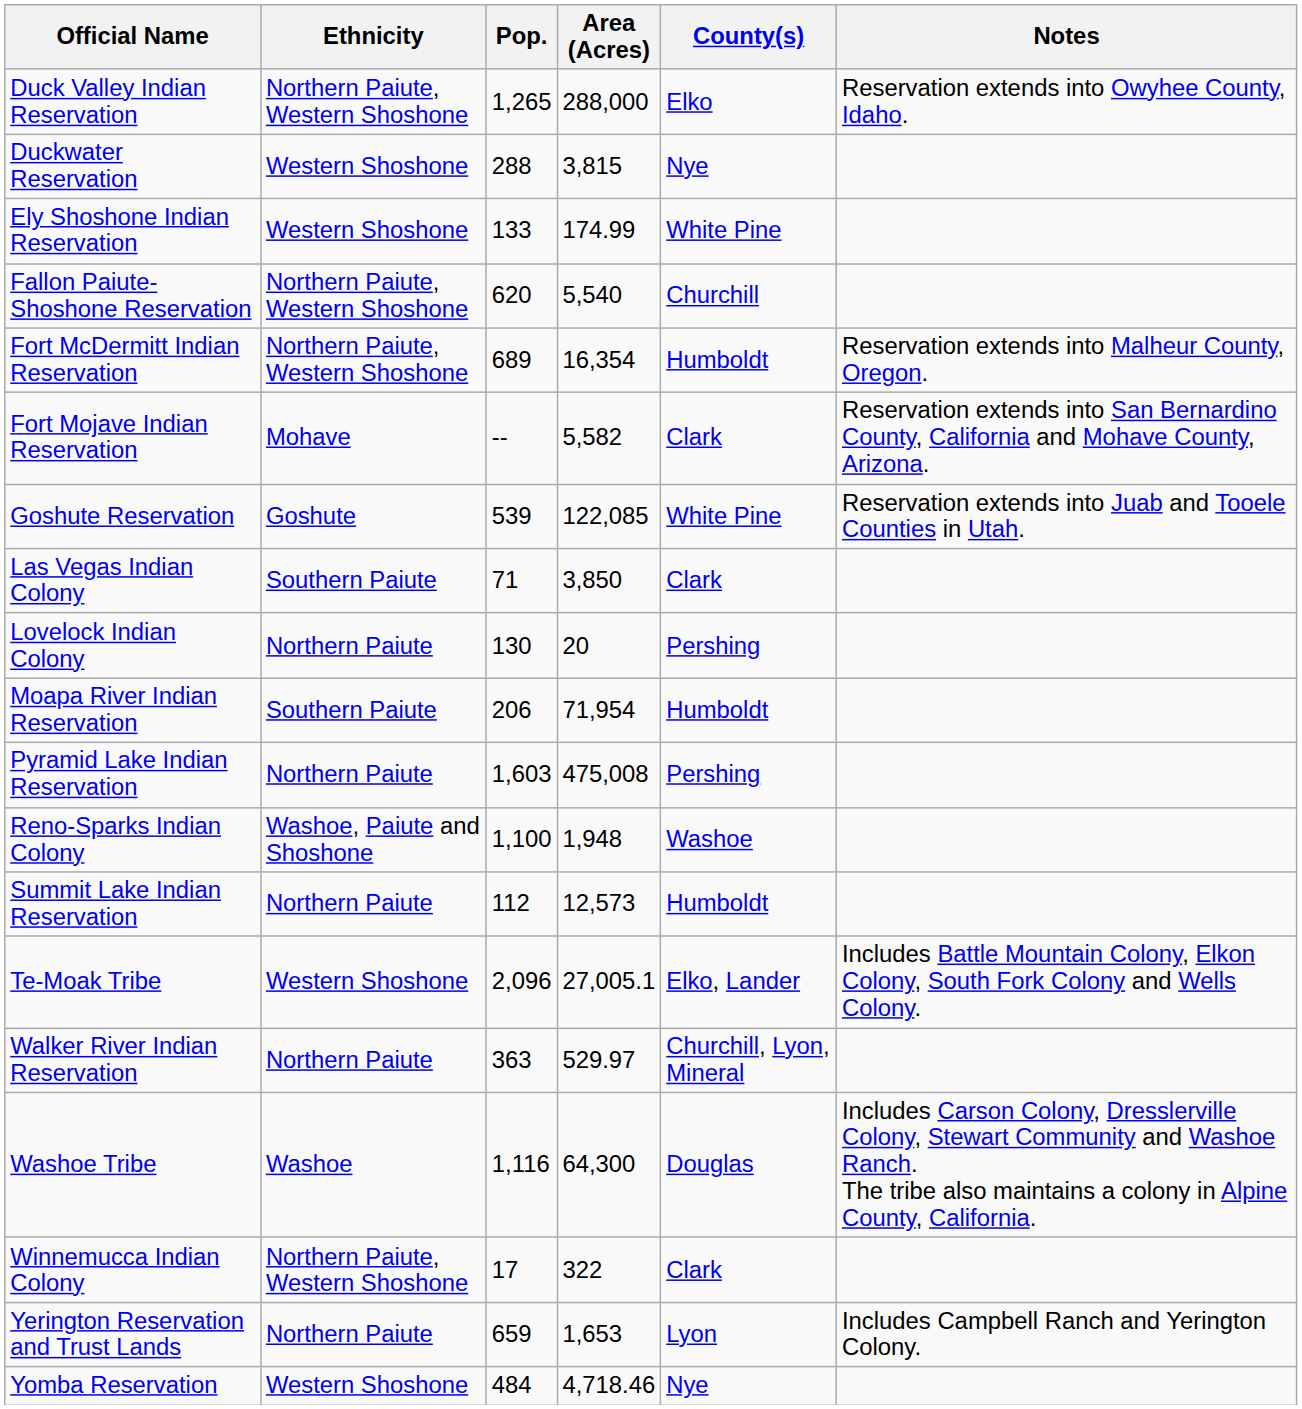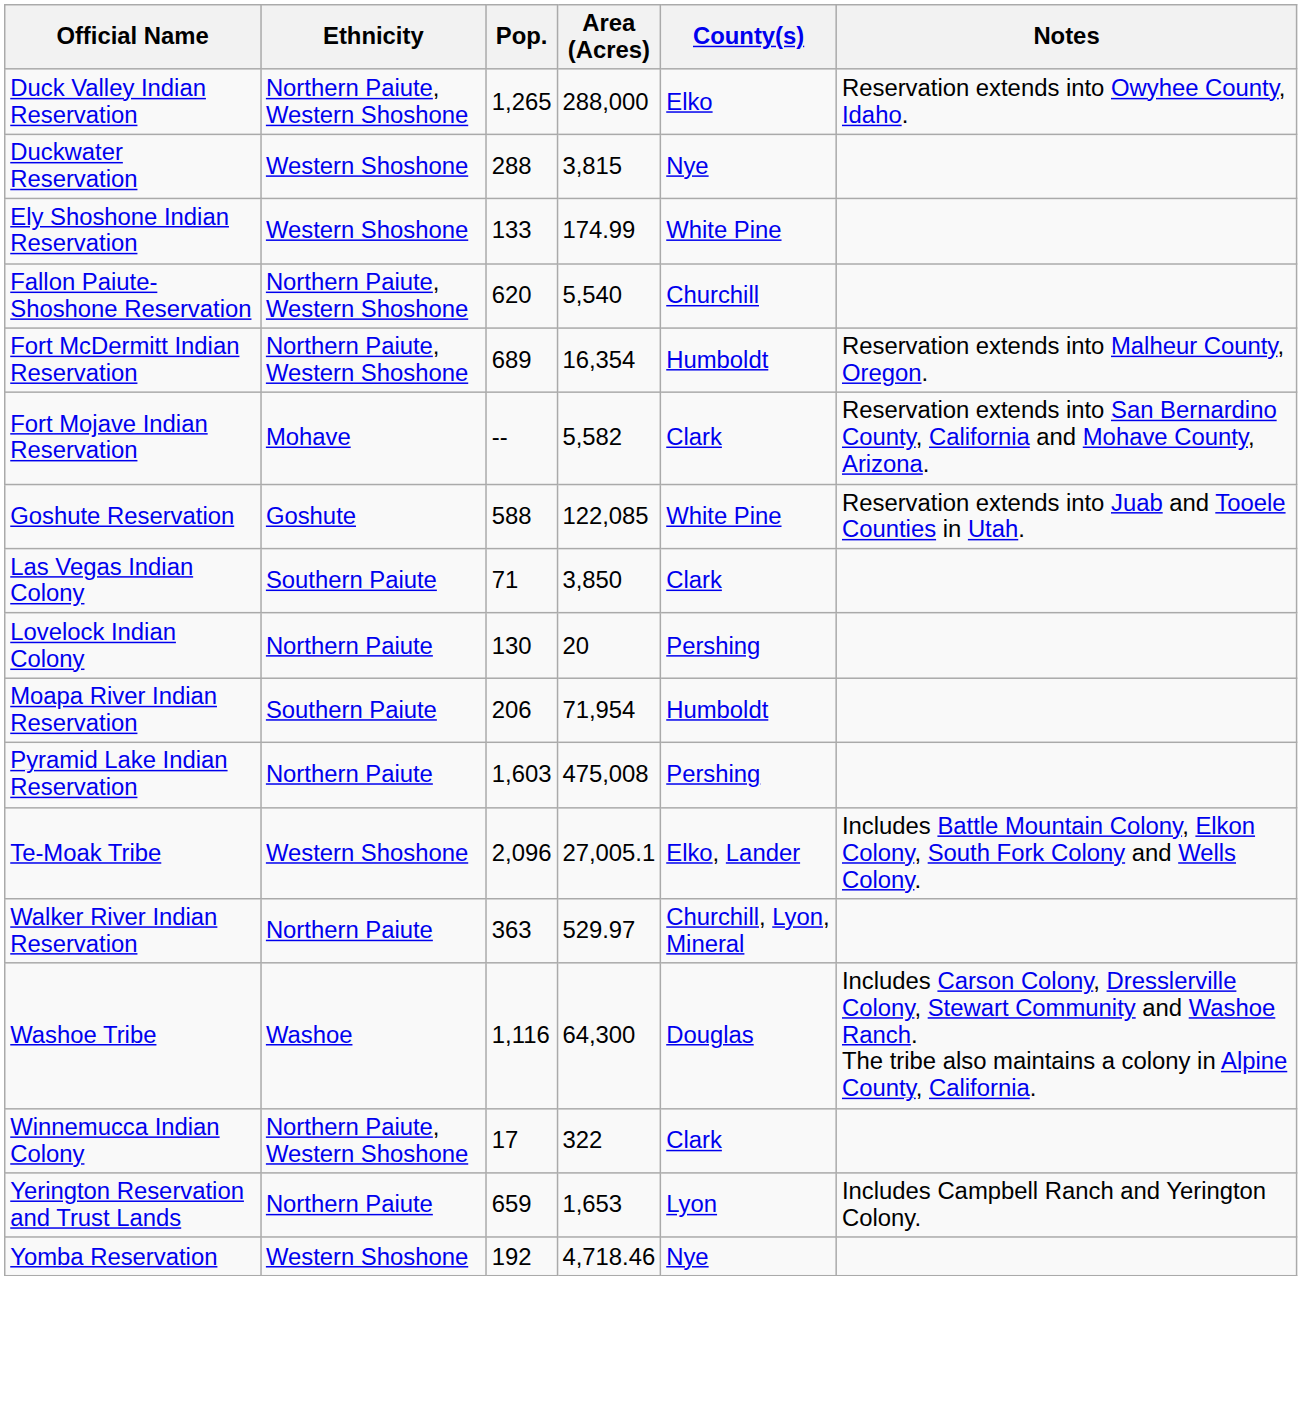(512, 516) 539 -> (512, 516) 588
- row: (116, 839)
- row: (116, 903)
(512, 1385) 484 -> (512, 1256) 192
